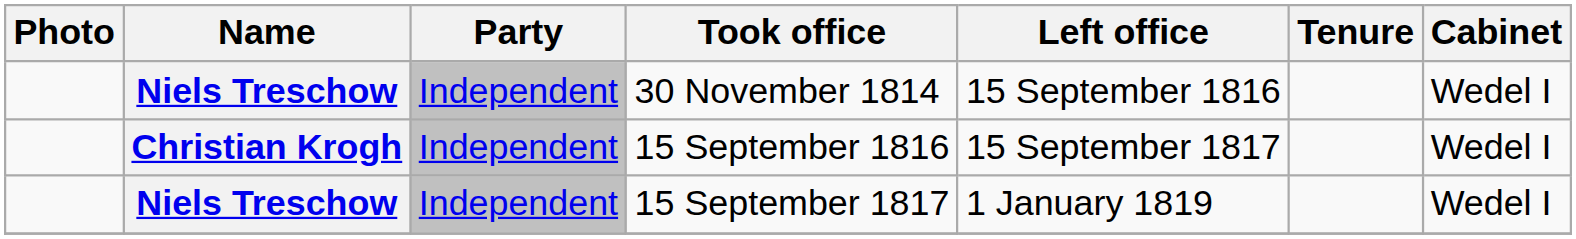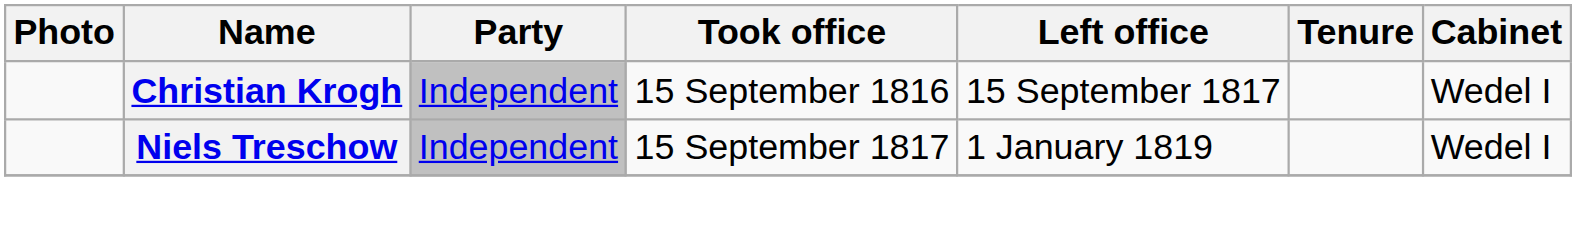- row: (787, 89)
